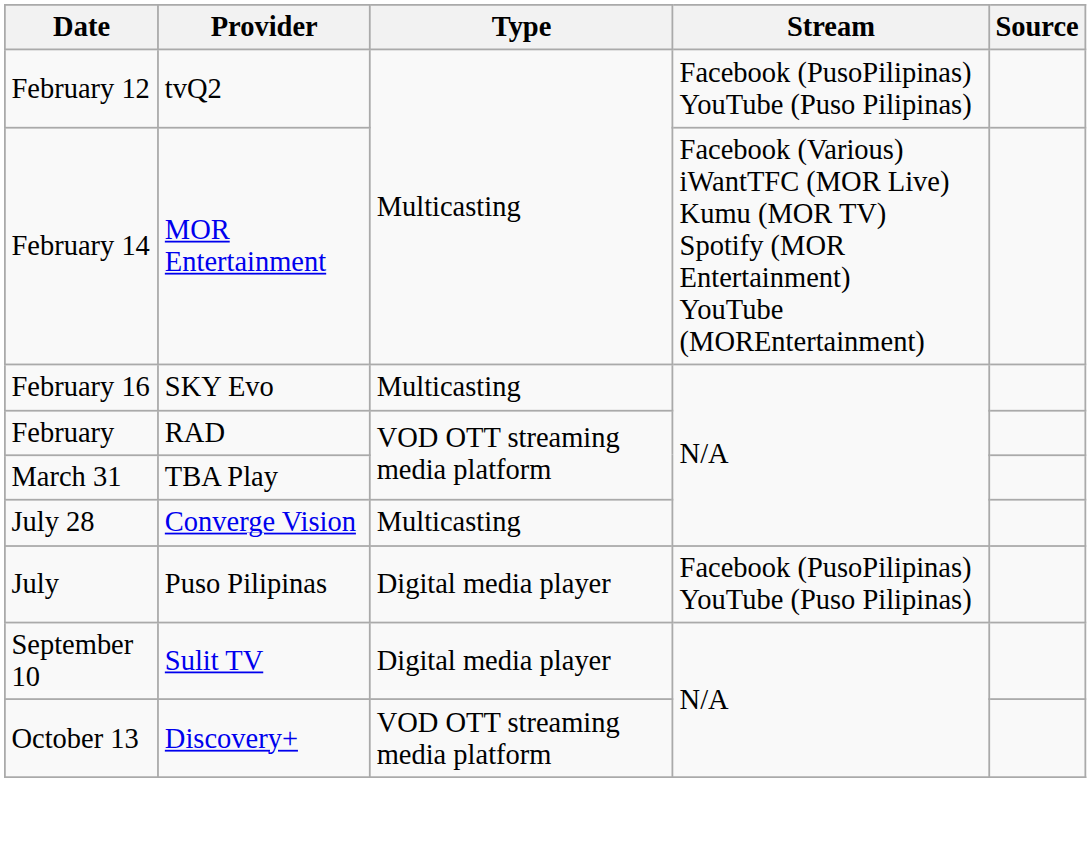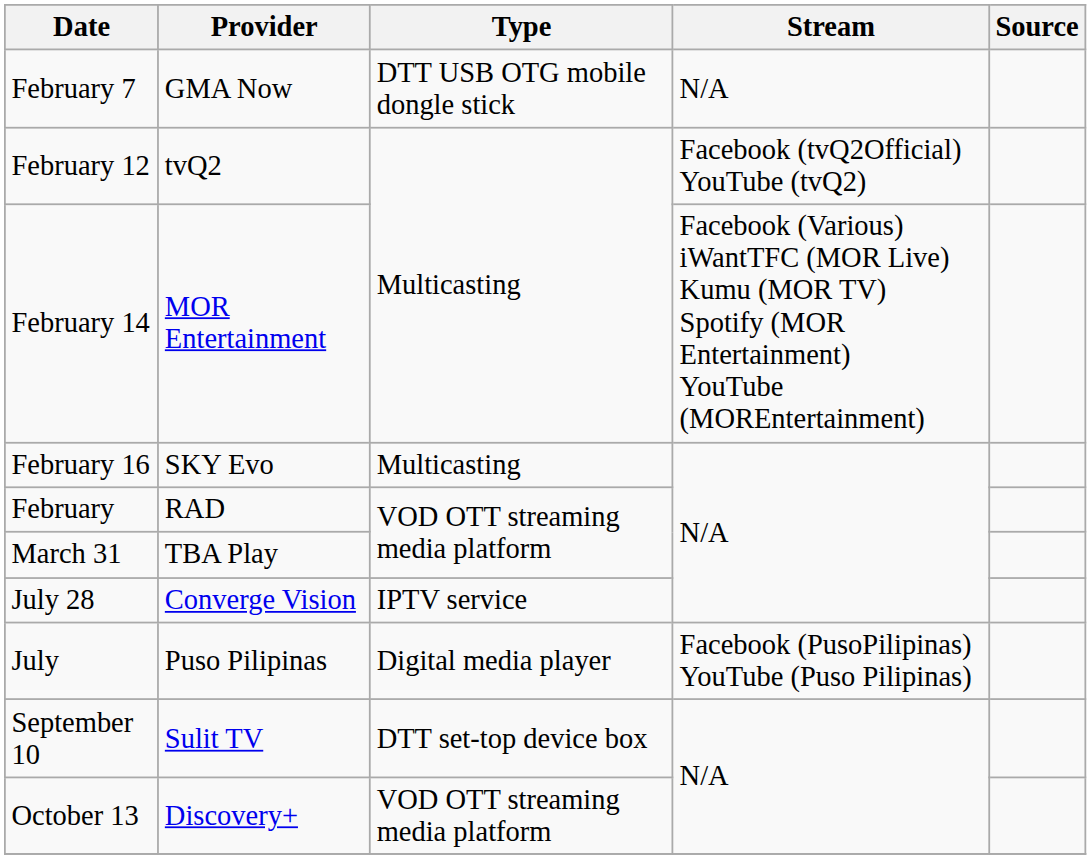+ row: (74, 88)
(826, 88) Facebook (PusoPilipinas) YouTube (Puso Pilipinas) -> (821, 165) Facebook (tvQ2Official) YouTube (tvQ2)
(449, 522) Multicasting -> (452, 599) IPTV service
(494, 660) Digital media player -> (512, 737) DTT set-top device box
